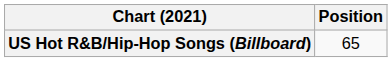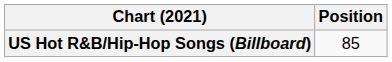(351, 43) 65 -> (351, 43) 85
